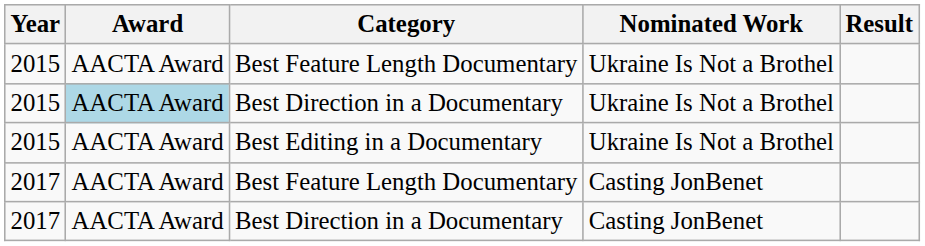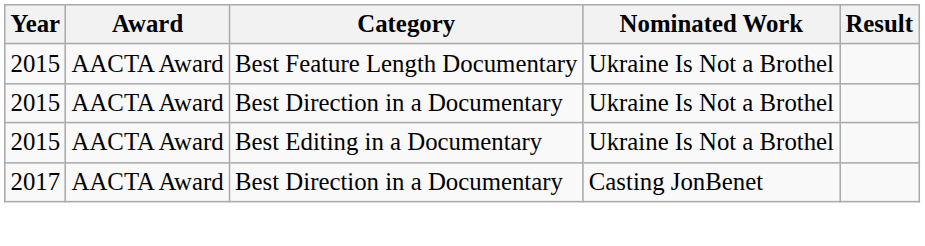(148, 102) lightblue background -> (148, 102) no background
- row: (35, 181)
